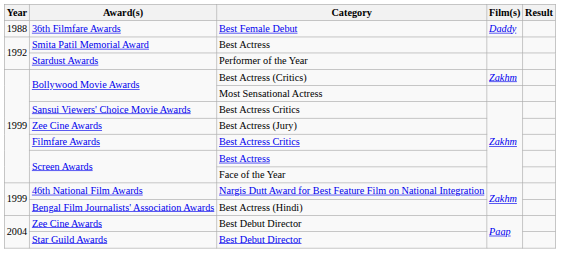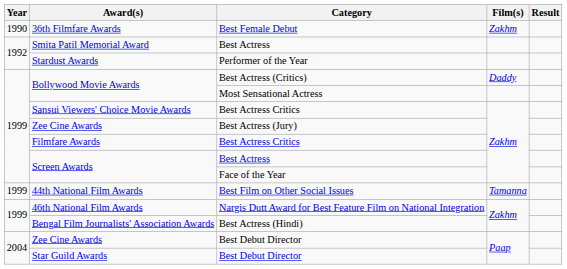(17, 28) 1988 -> (17, 28) 1990
(503, 28) Daddy -> (503, 28) Zakhm
(503, 77) Zakhm -> (503, 77) Daddy
+ row: (87, 191)
